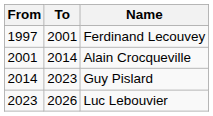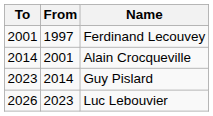columns swapped: (24, 15) <-> (62, 15)
